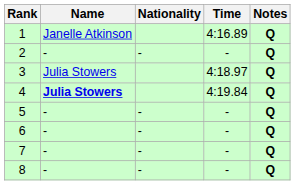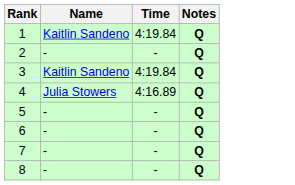- column: (169, 14)
(88, 33) Janelle Atkinson -> (86, 33) Kaitlin Sandeno
(227, 33) 4:16.89 -> (156, 33) 4:19.84
(80, 72) Julia Stowers -> (86, 72) Kaitlin Sandeno
(227, 72) 4:18.97 -> (156, 72) 4:19.84
(83, 92) bold -> (80, 92) normal
(227, 92) 4:19.84 -> (156, 92) 4:16.89
